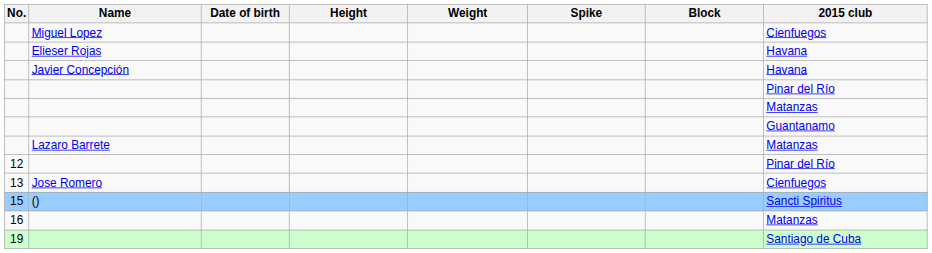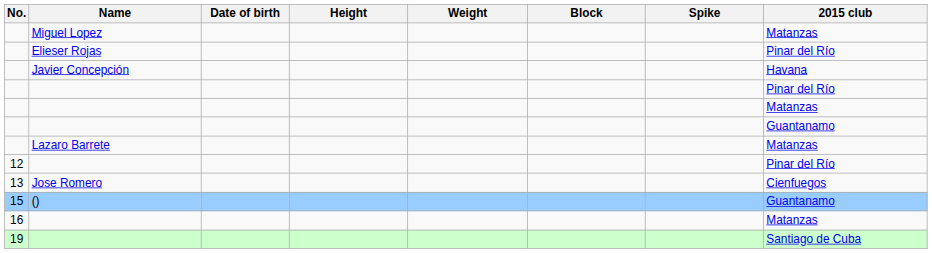columns swapped: (586, 13) <-> (705, 13)
(796, 32) Cienfuegos -> (792, 32) Matanzas
(787, 51) Havana -> (801, 51) Pinar del Río
(804, 201) Sancti Spiritus -> (801, 201) Guantanamo
